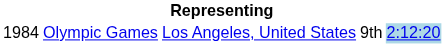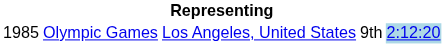(21, 33) 1984 -> (21, 33) 1985
